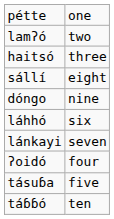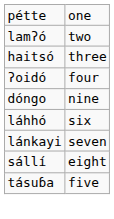rows swapped: (27, 162) <-> (27, 78)
- row: (27, 204)
